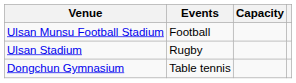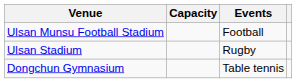columns swapped: (200, 13) <-> (260, 13)
